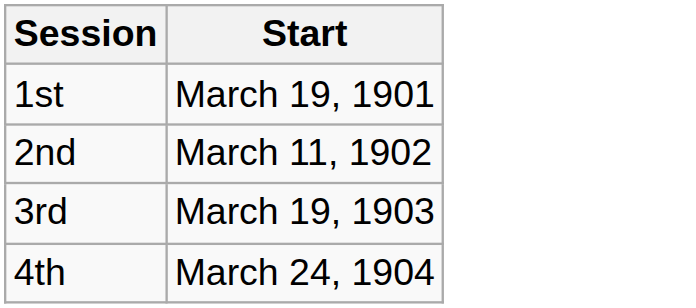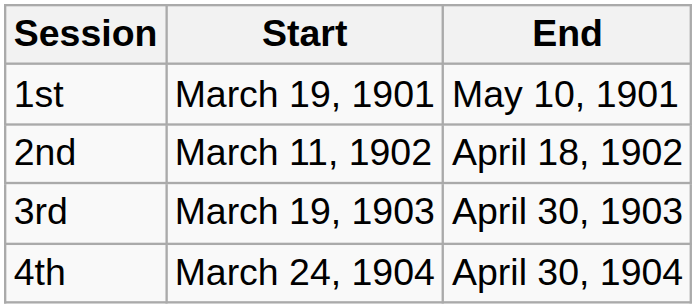+ column: (568, 34)
